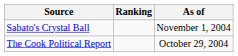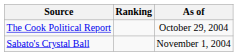rows swapped: (59, 43) <-> (48, 28)
